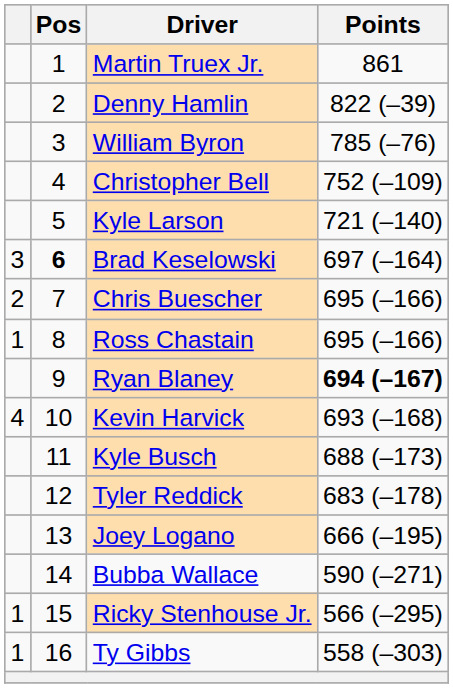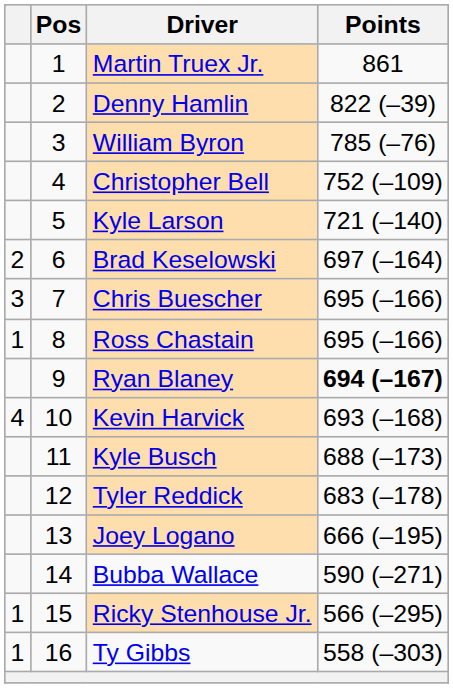(17, 260) 3 -> (17, 260) 2
(59, 260) bold -> (59, 260) normal
(17, 299) 2 -> (17, 299) 3
